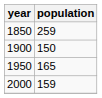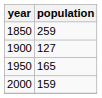(46, 48) 150 -> (46, 48) 127
